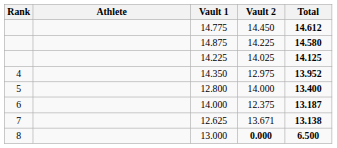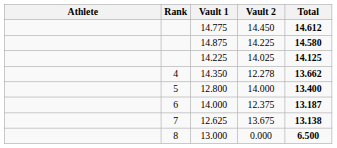columns swapped: (19, 12) <-> (112, 12)
(261, 74) 12.975 -> (261, 74) 12.278
(308, 74) 13.952 -> (308, 74) 13.662
(261, 120) 13.671 -> (261, 120) 13.675
(261, 136) bold -> (261, 136) normal
